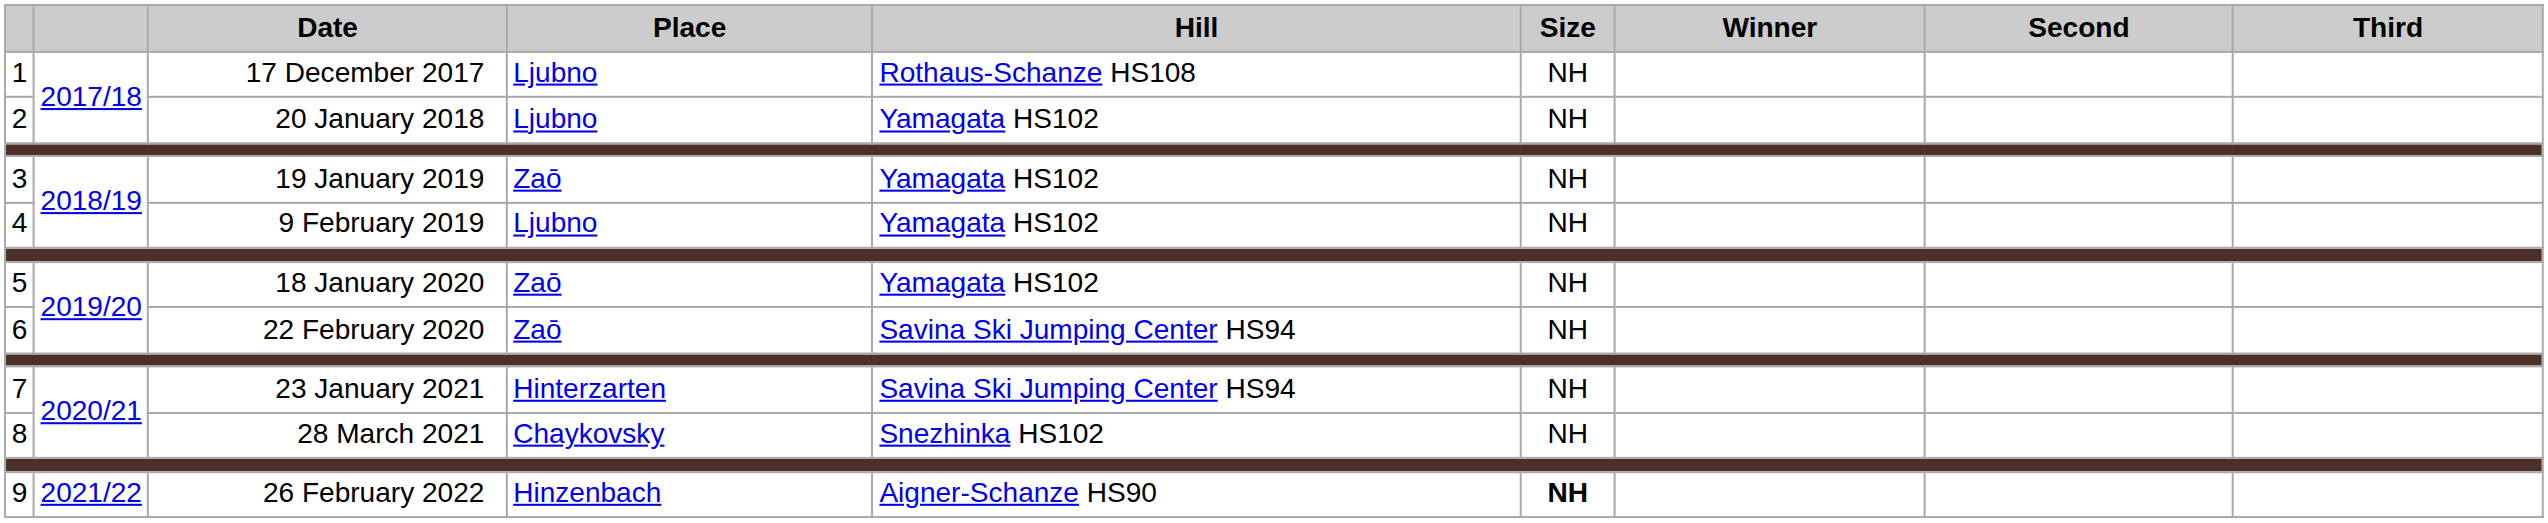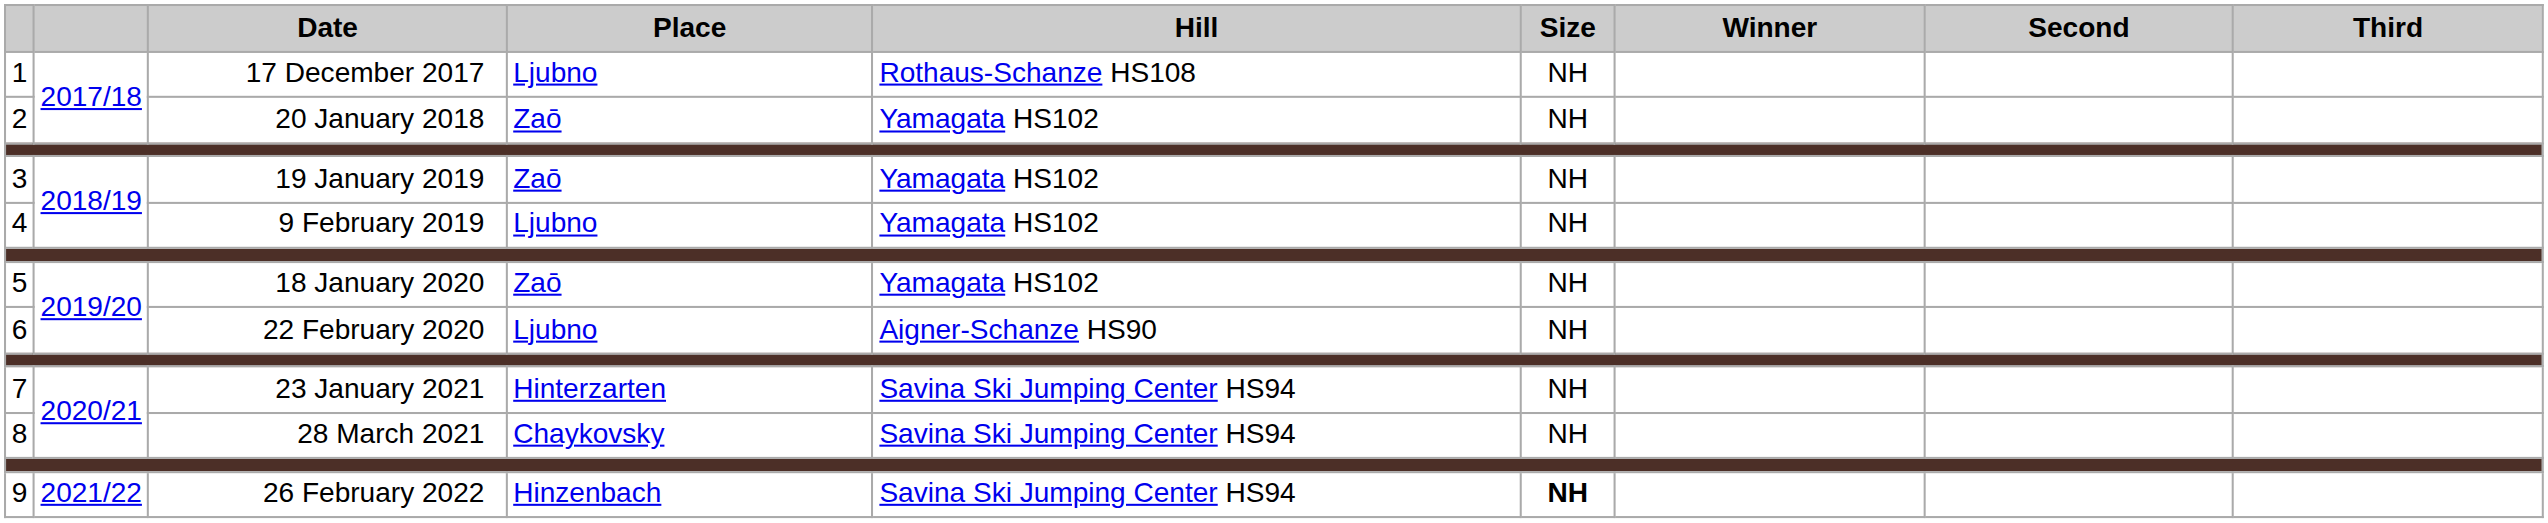(555, 118) Ljubno -> (537, 118) Zaō
(537, 329) Zaō -> (555, 329) Ljubno
(1088, 329) Savina Ski Jumping Center HS94 -> (1018, 329) Aigner-Schanze HS90
(992, 434) Snezhinka HS102 -> (1088, 434) Savina Ski Jumping Center HS94
(1018, 493) Aigner-Schanze HS90 -> (1088, 493) Savina Ski Jumping Center HS94
